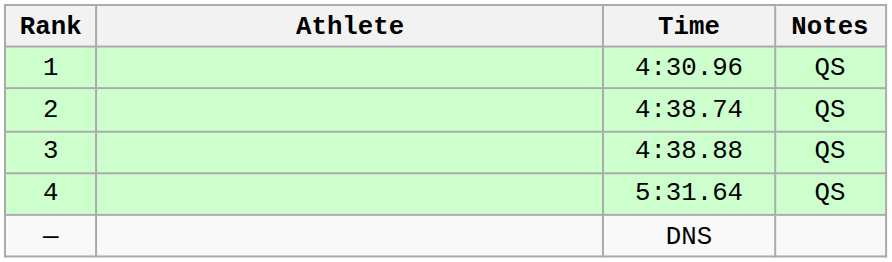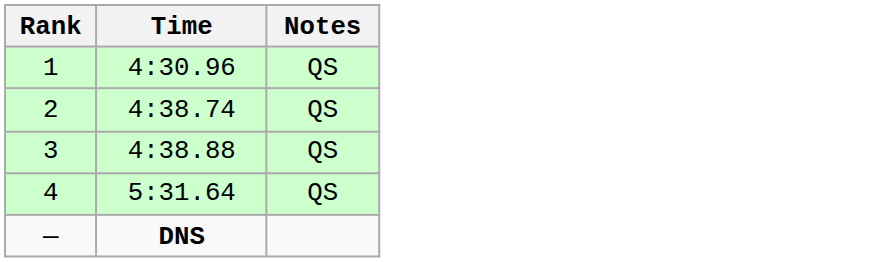- column: (350, 26)
(689, 236) normal -> (182, 236) bold
